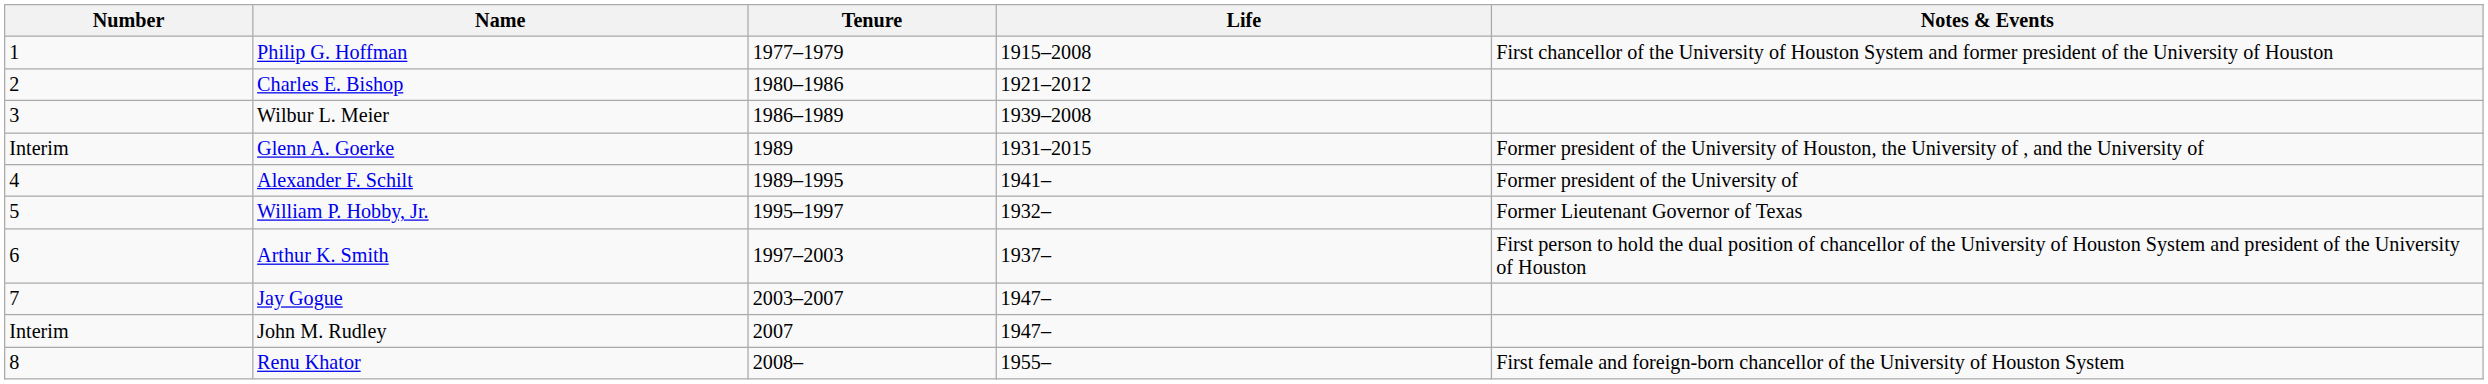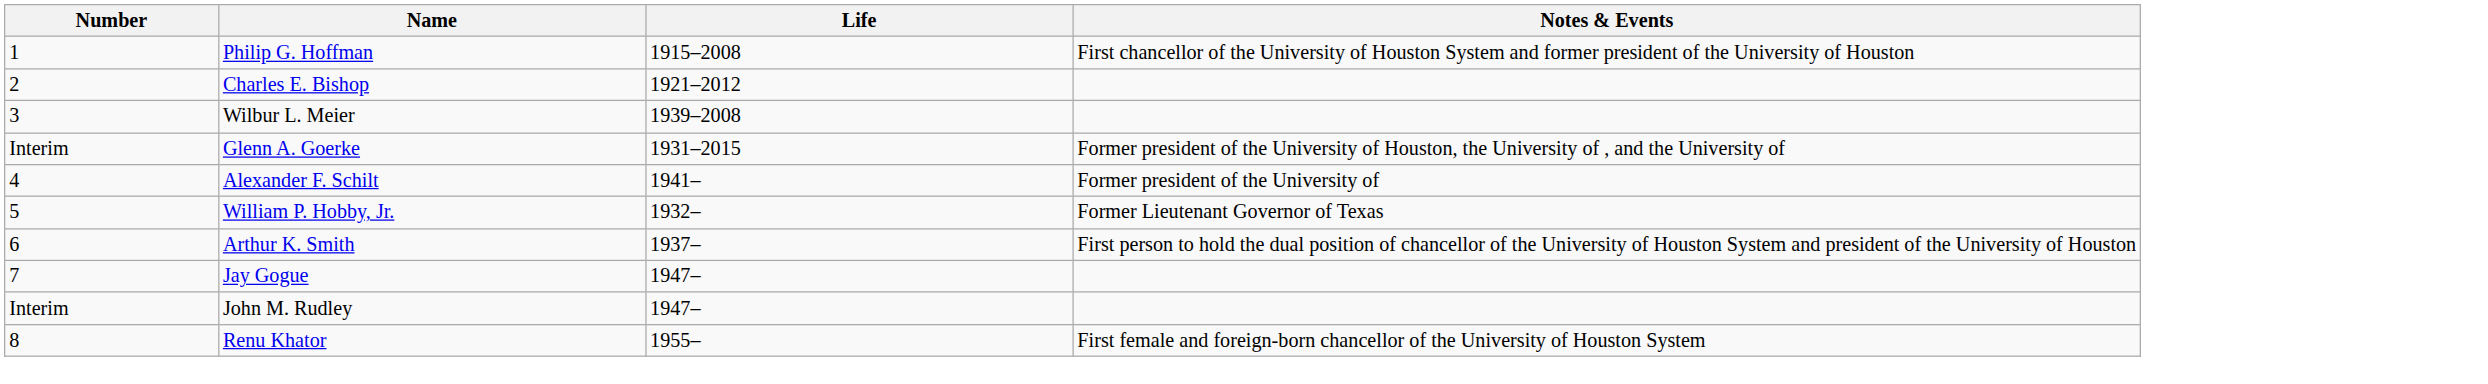- column: (872, 20)
